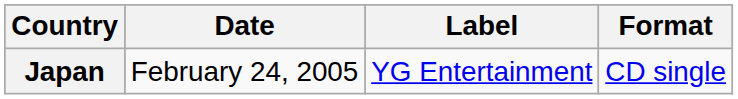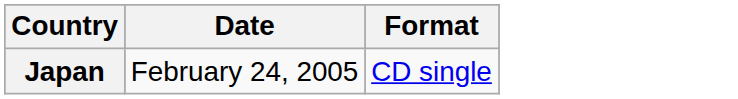- column: (482, 26)
